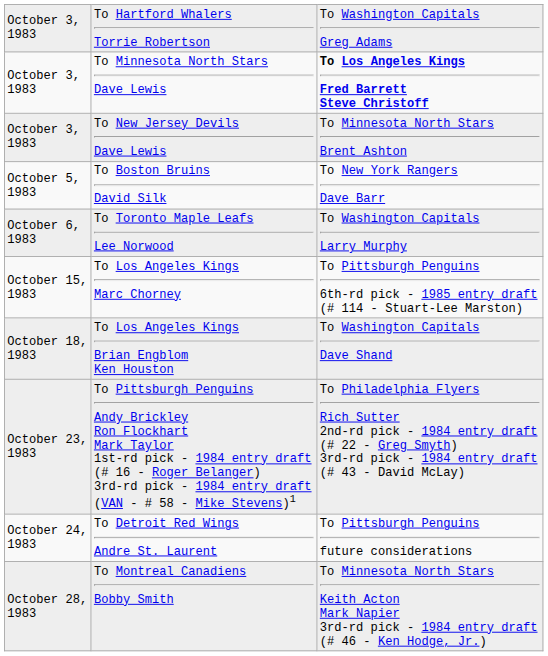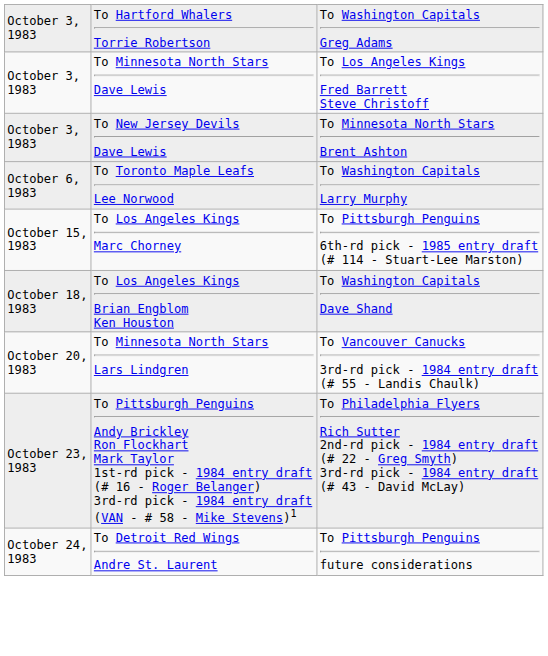(430, 83) bold -> (430, 83) normal
- row: (204, 185)
+ row: (204, 356)
- row: (204, 585)
